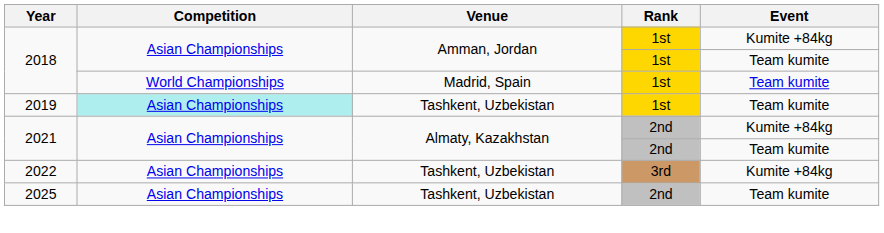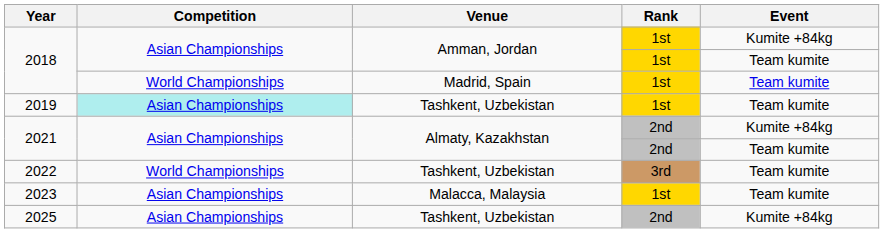(215, 172) Asian Championships -> (215, 172) World Championships
(789, 172) Kumite +84kg -> (789, 172) Team kumite
+ row: (41, 194)
(789, 194) Team kumite -> (789, 217) Kumite +84kg
